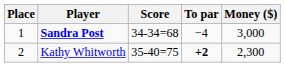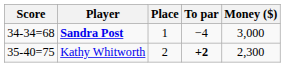columns swapped: (21, 14) <-> (155, 14)
